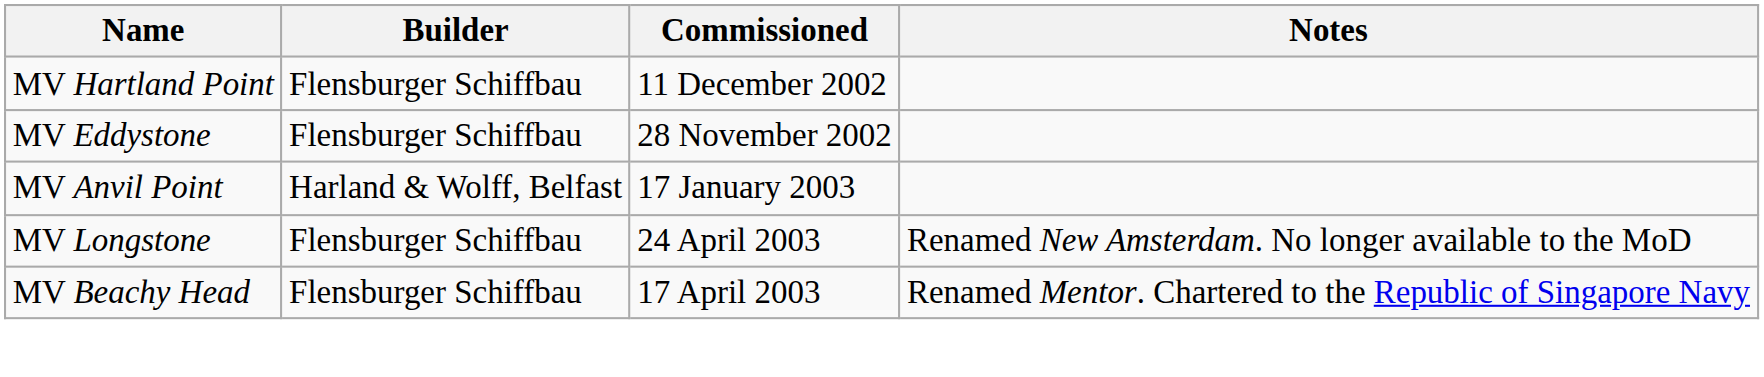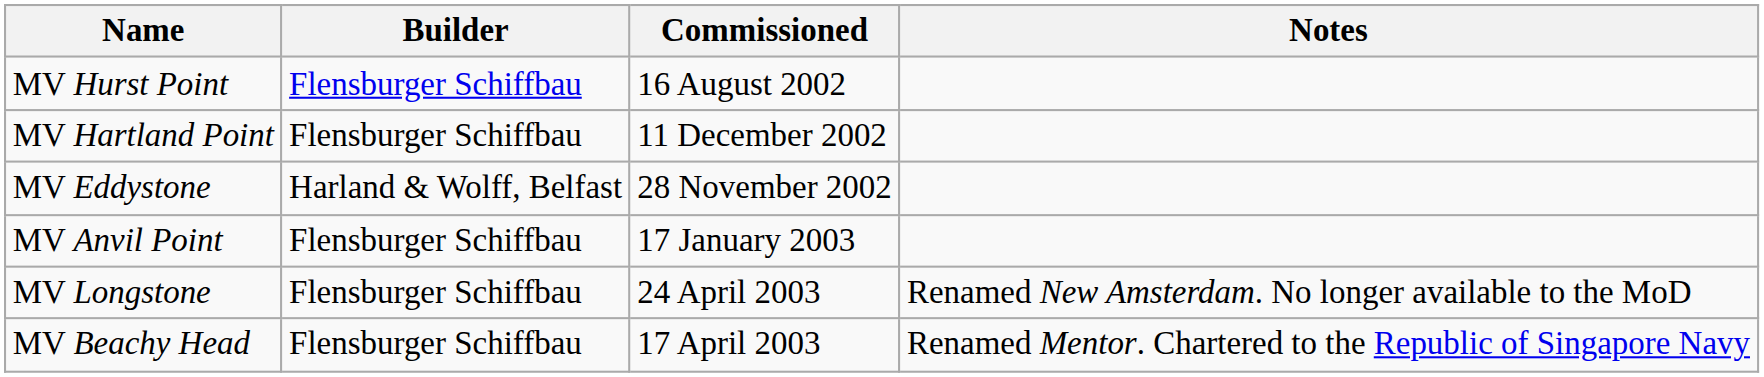+ row: (120, 82)
(435, 135) Flensburger Schiffbau -> (456, 187) Harland & Wolff, Belfast
(456, 187) Harland & Wolff, Belfast -> (435, 239) Flensburger Schiffbau
